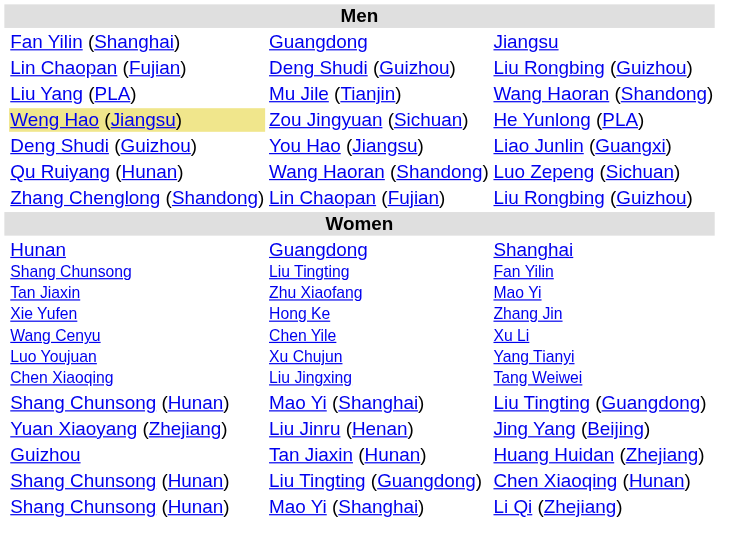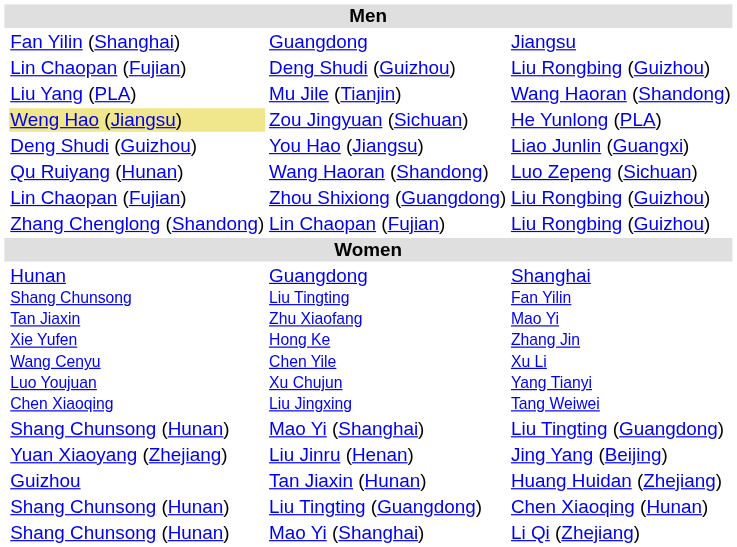+ row: (388, 197)
